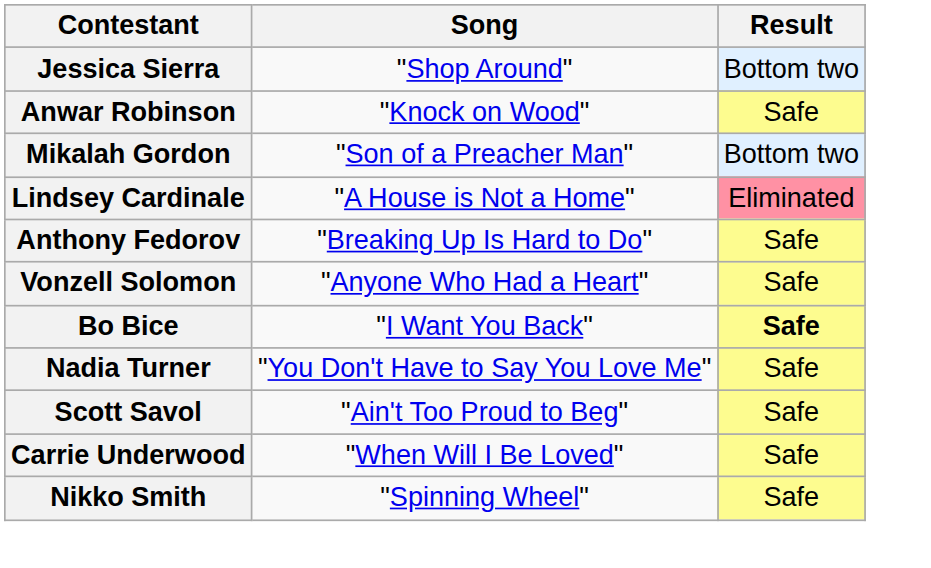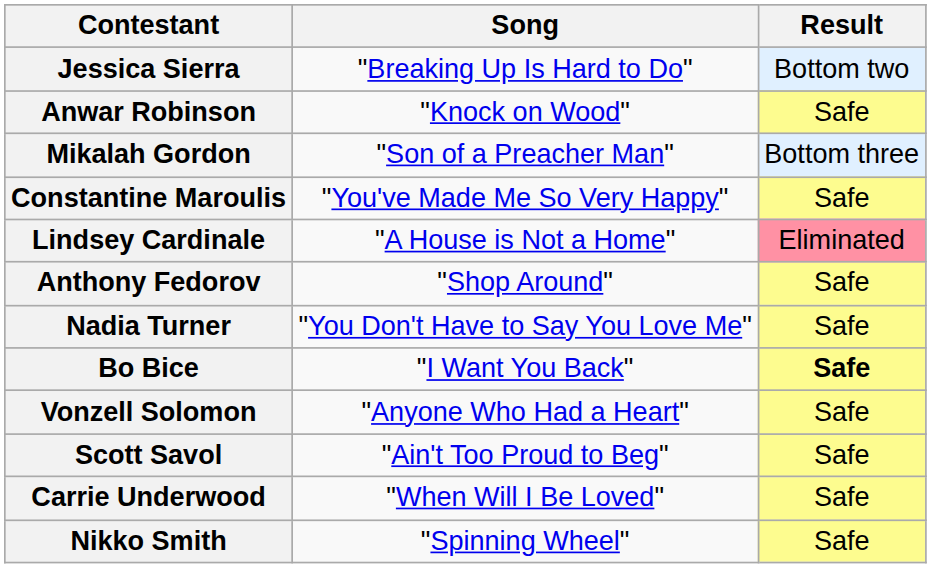(485, 68) "Shop Around" -> (525, 68) "Breaking Up Is Hard to Do"
(791, 154) Bottom two -> (842, 154) Bottom three
+ row: (149, 197)
(485, 240) "Breaking Up Is Hard to Do" -> (525, 283) "Shop Around"
rows swapped: (128, 369) <-> (128, 283)
